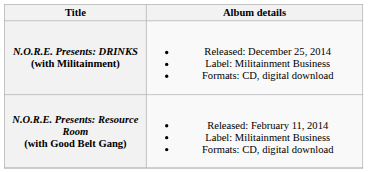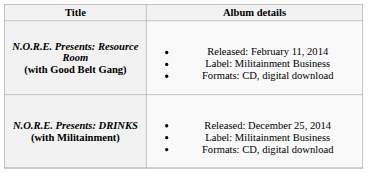rows swapped: (75, 131) <-> (75, 58)
